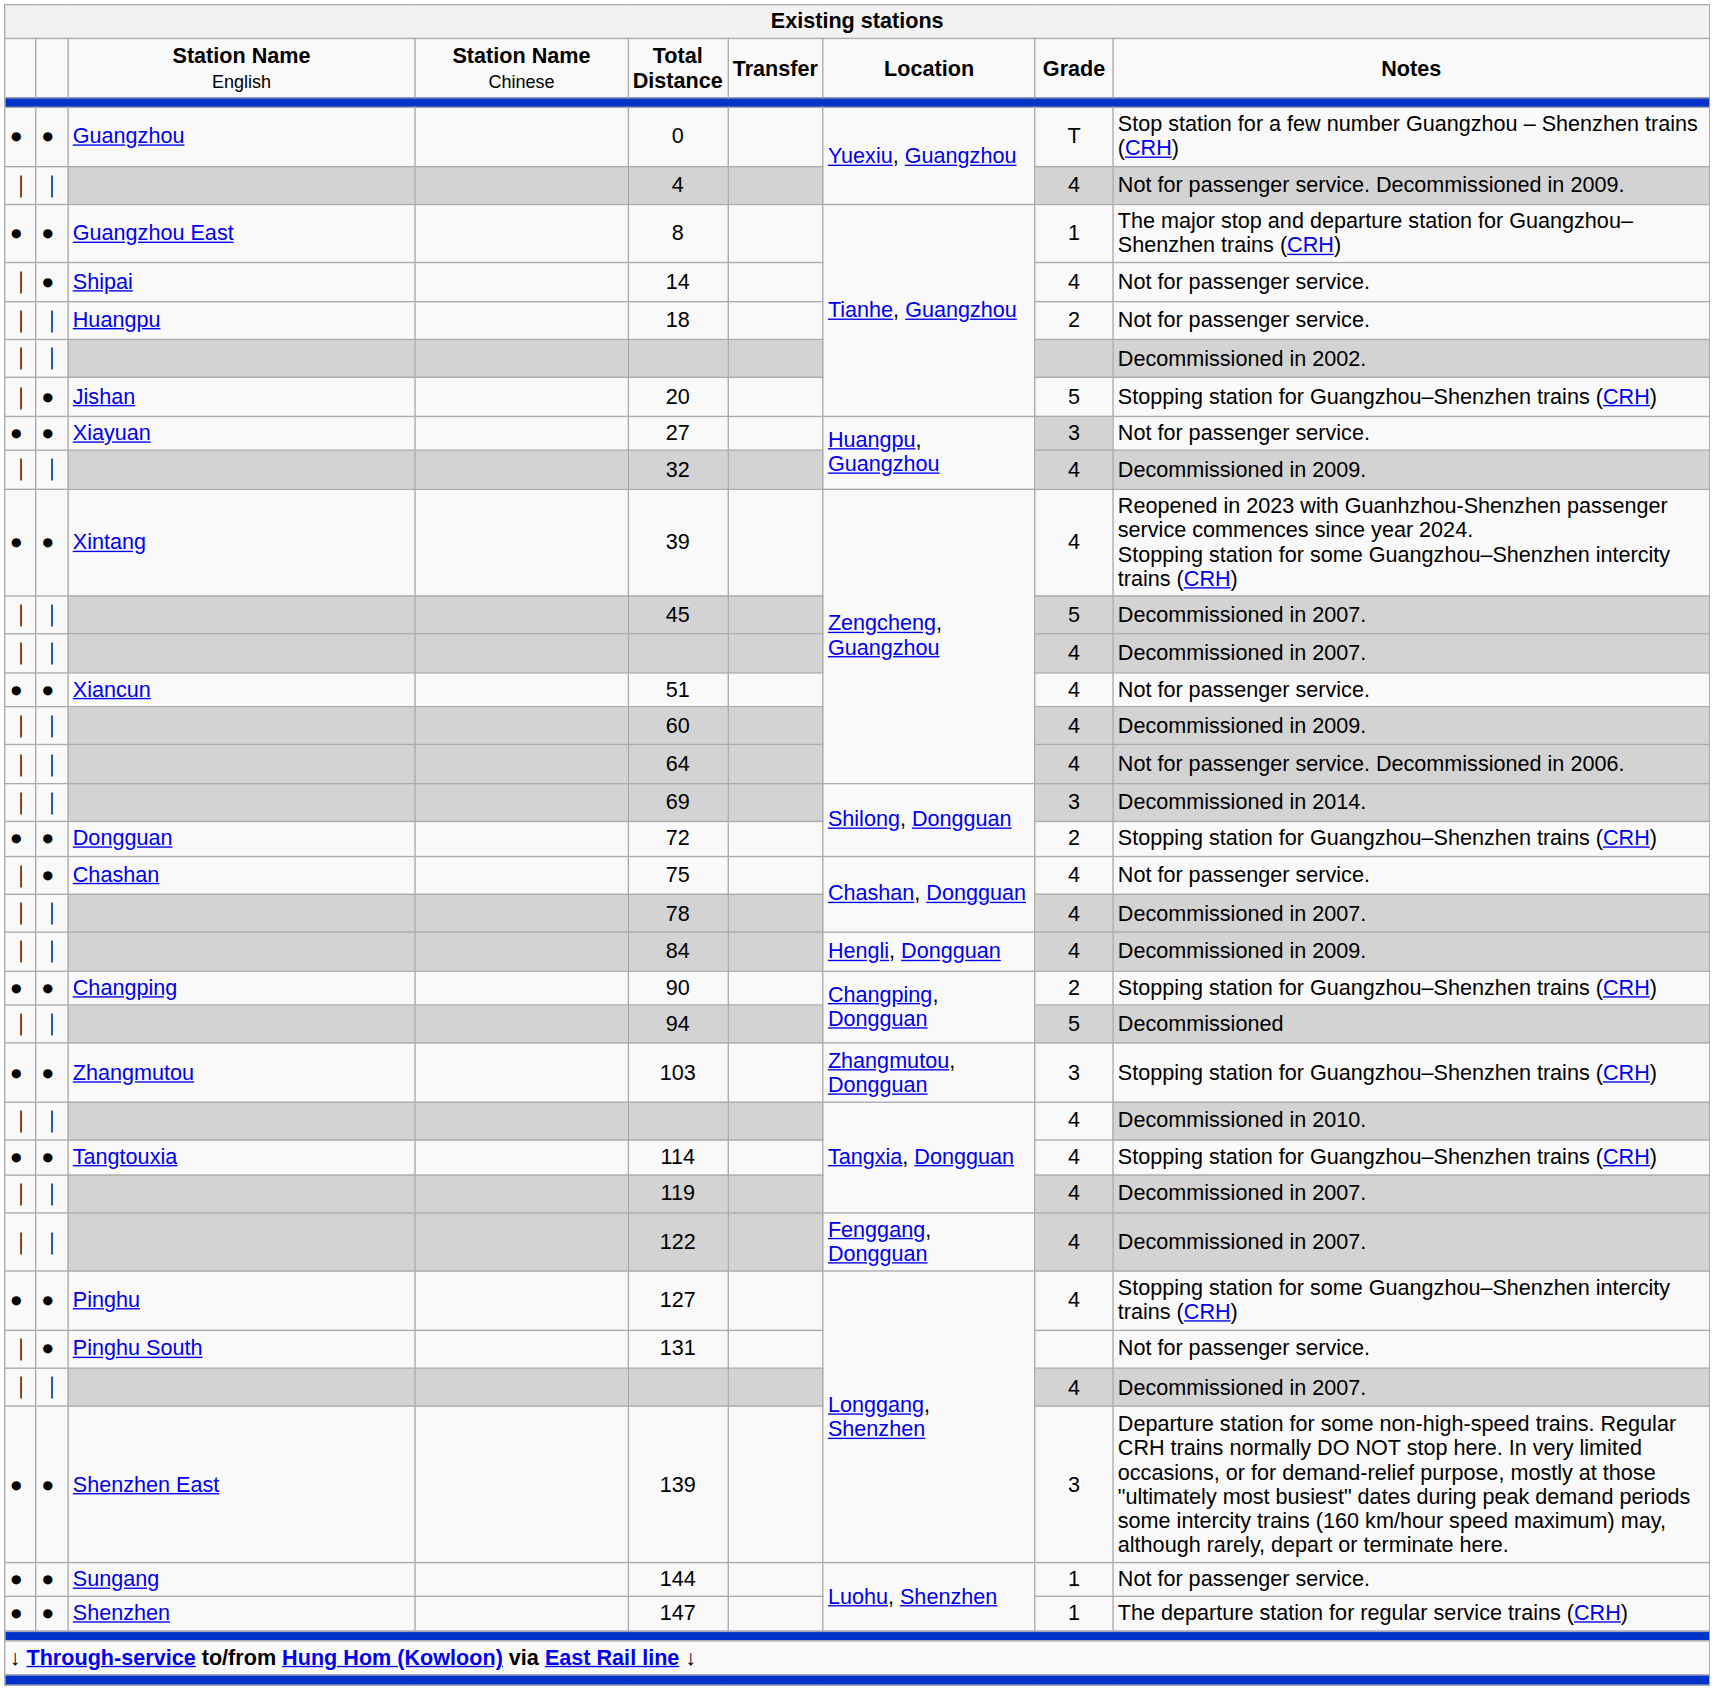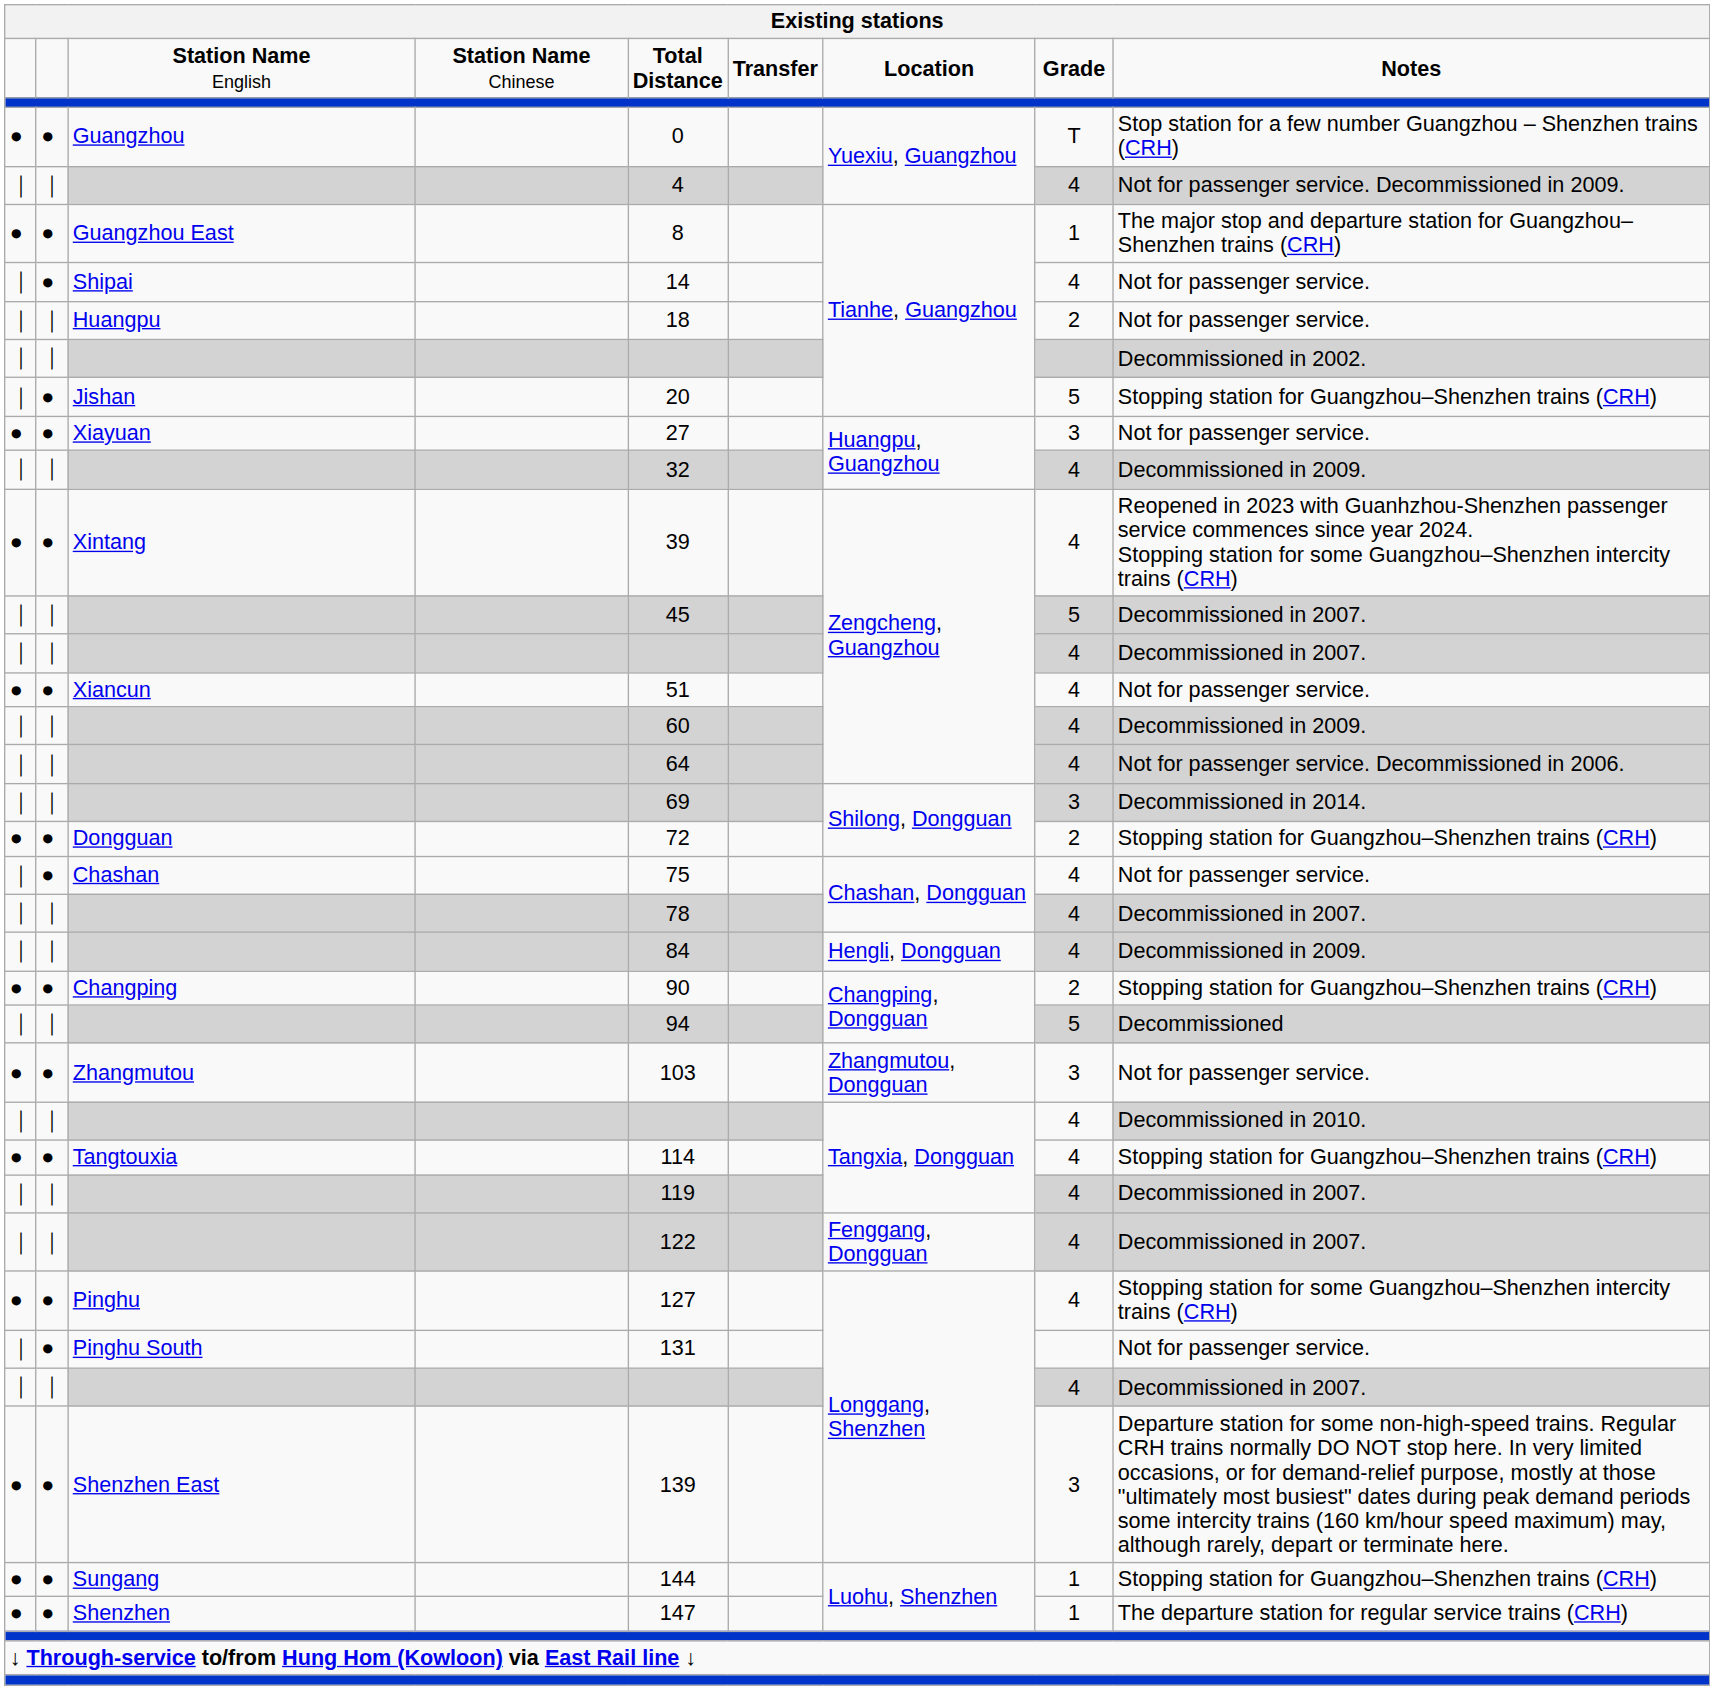(1074, 433) lightgrey background -> (1074, 433) no background
(1387, 1072) Stopping station for Guangzhou–Shenzhen trains (CRH) -> (1244, 1072) Not for passenger service.
(1244, 1579) Not for passenger service. -> (1387, 1579) Stopping station for Guangzhou–Shenzhen trains (CRH)
